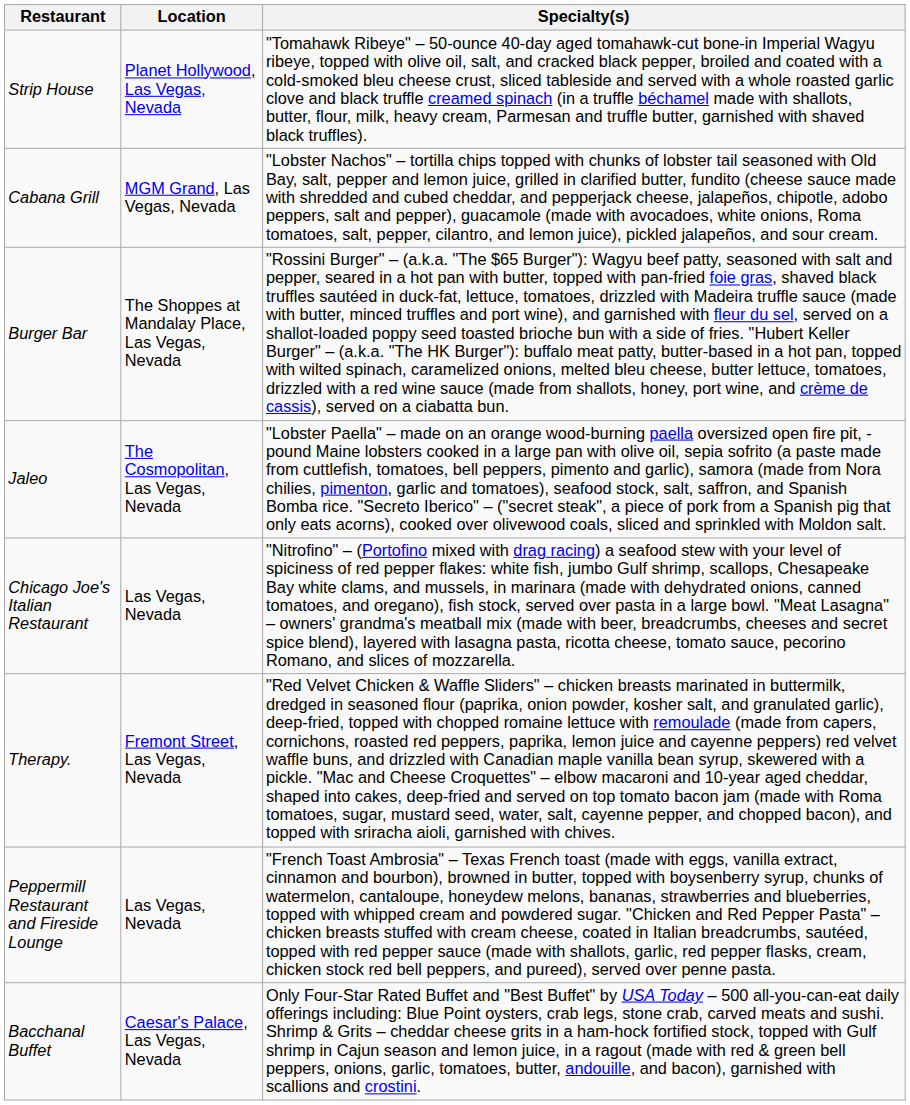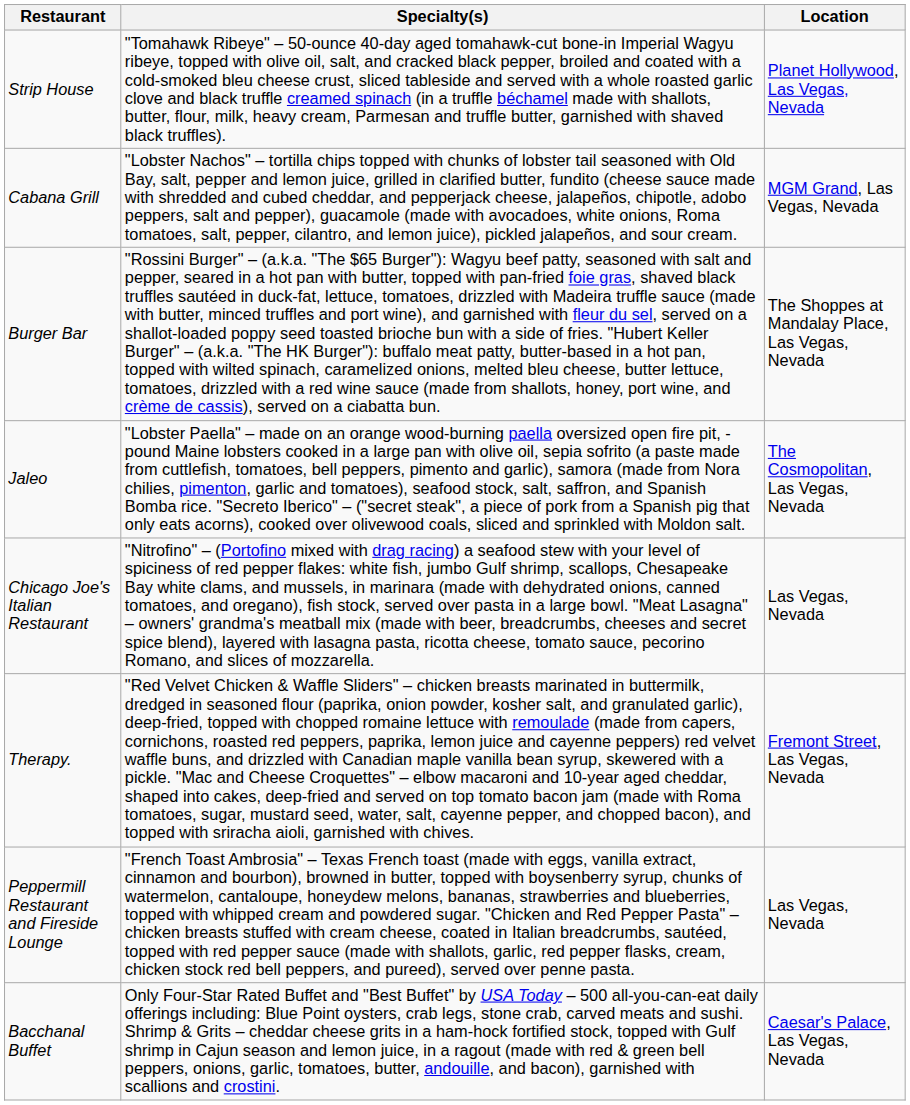columns swapped: (192, 17) <-> (584, 17)
